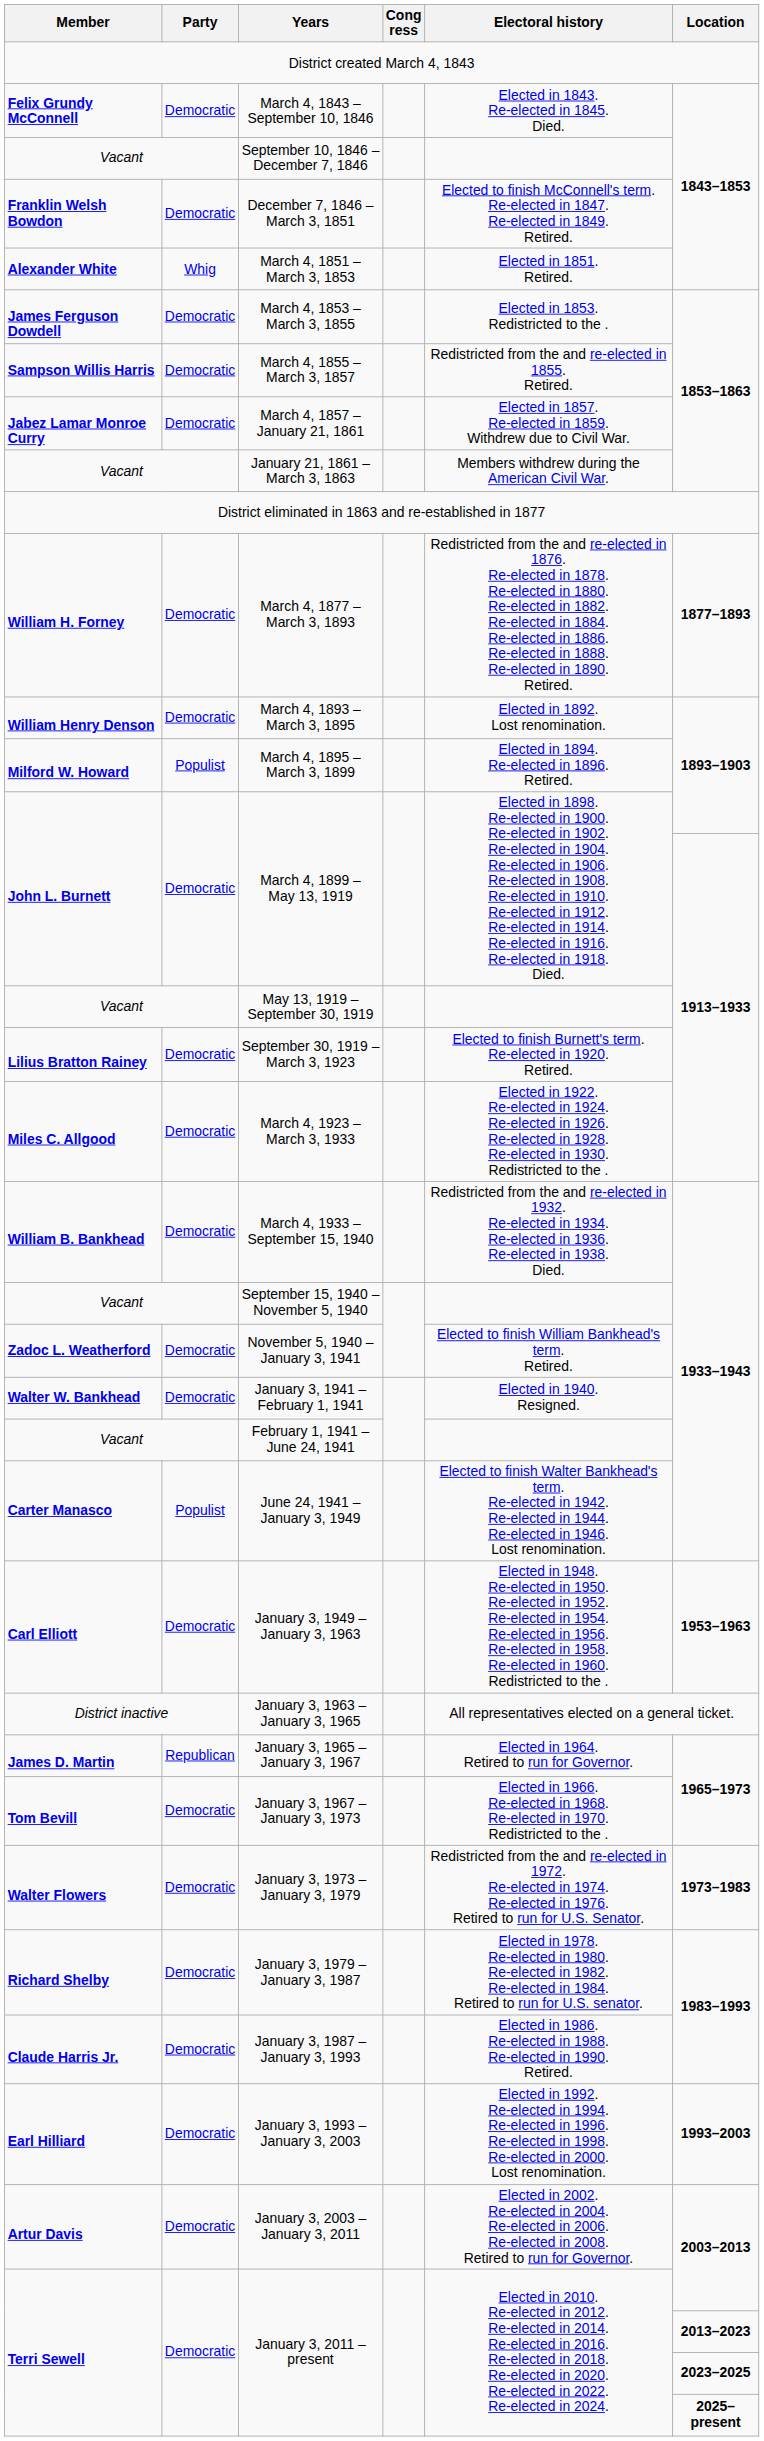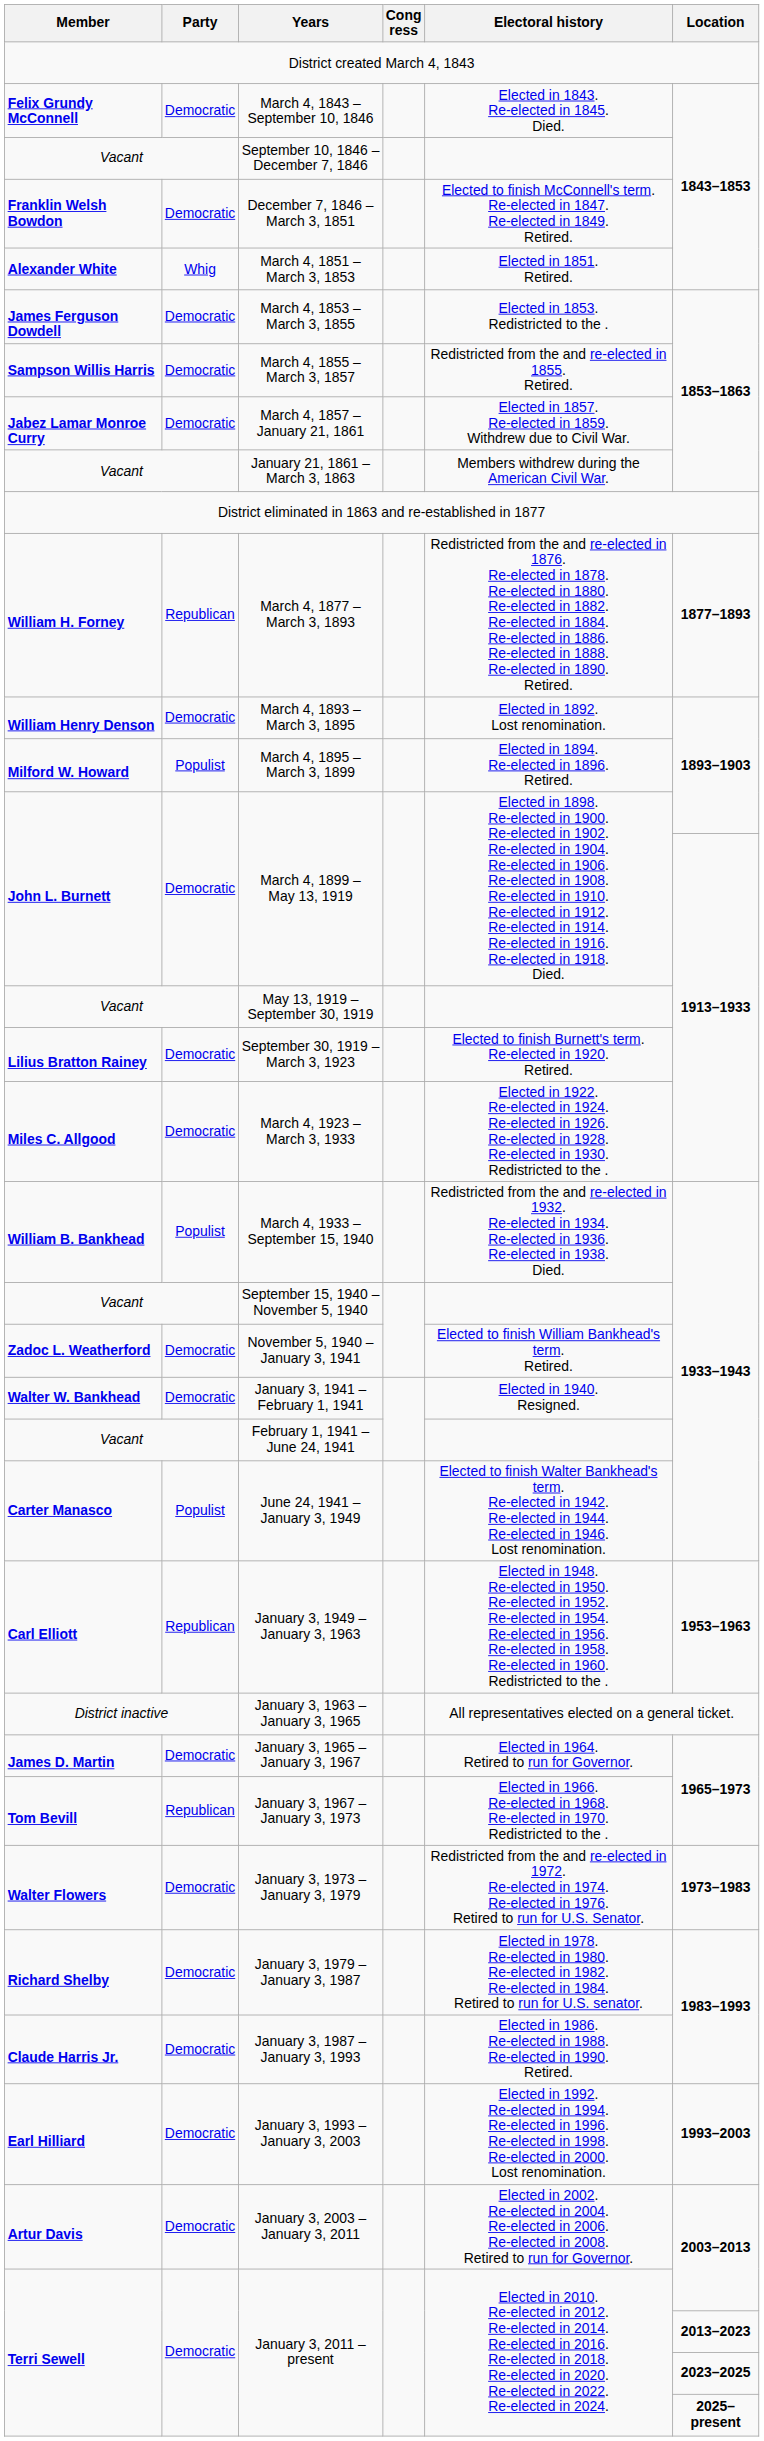(200, 615) Democratic -> (200, 615) Republican
(200, 1231) Democratic -> (200, 1231) Populist
(200, 1626) Democratic -> (200, 1626) Republican
(200, 1755) Republican -> (200, 1755) Democratic
(200, 1810) Democratic -> (200, 1810) Republican
